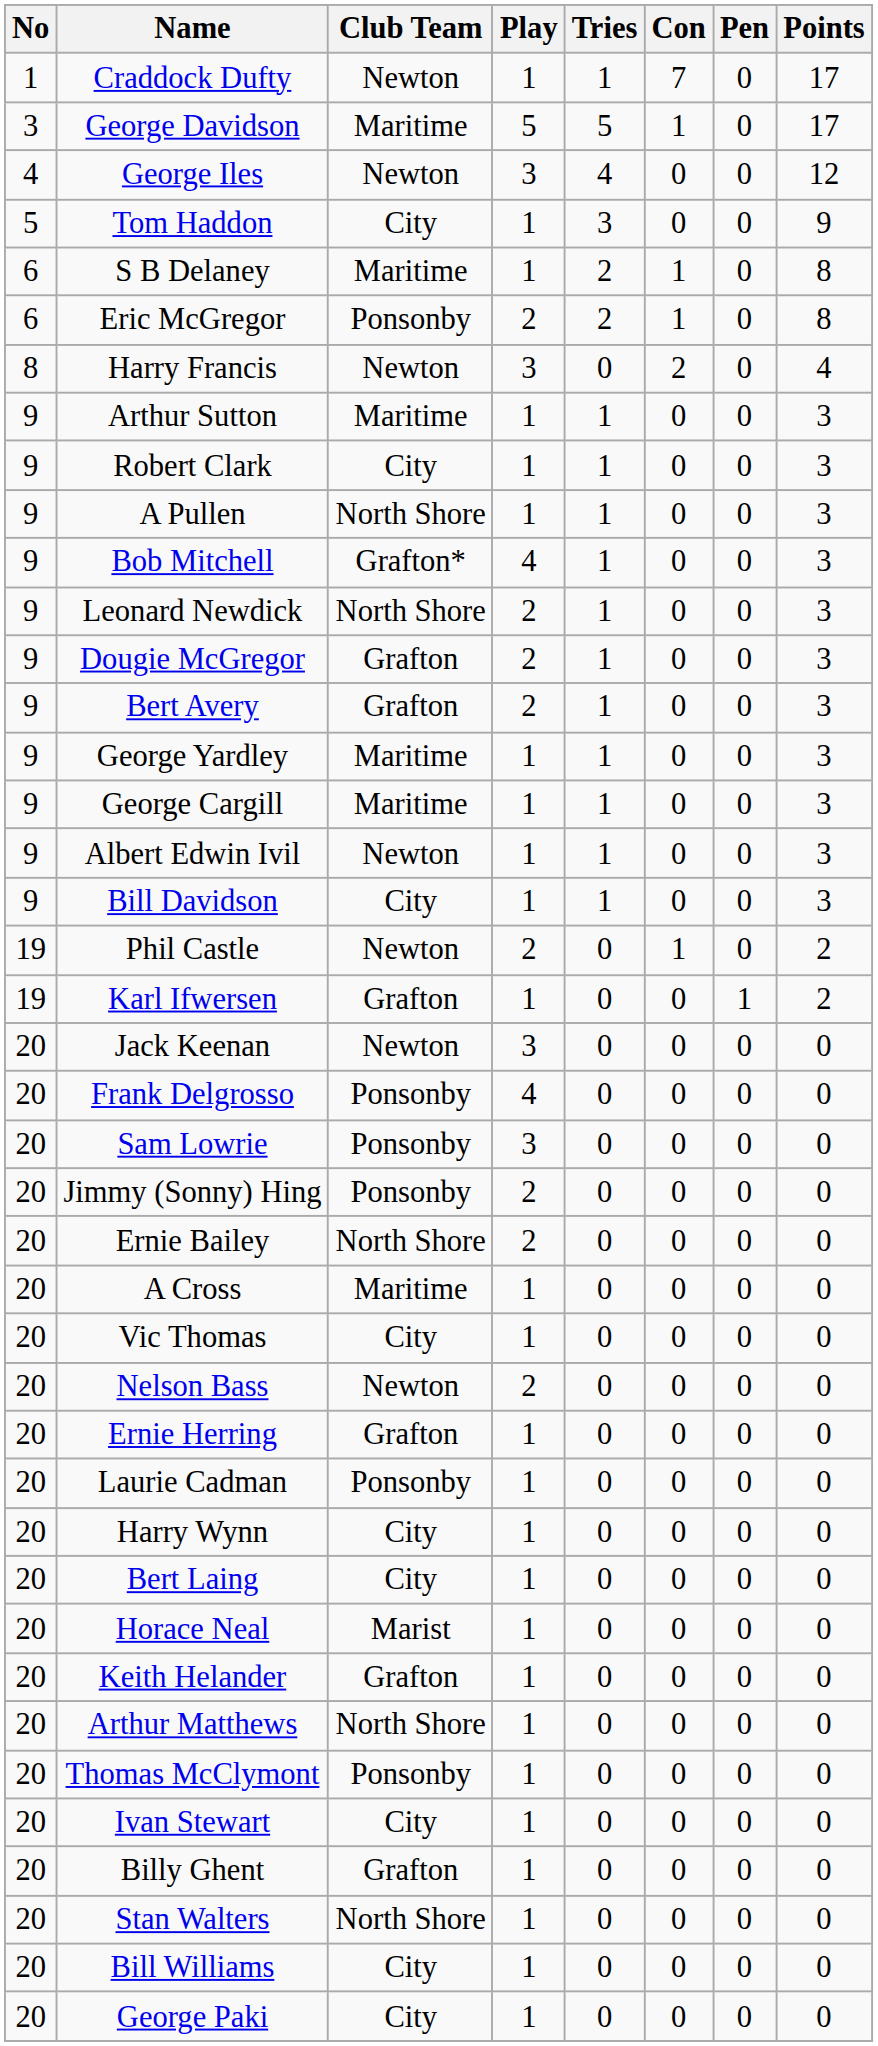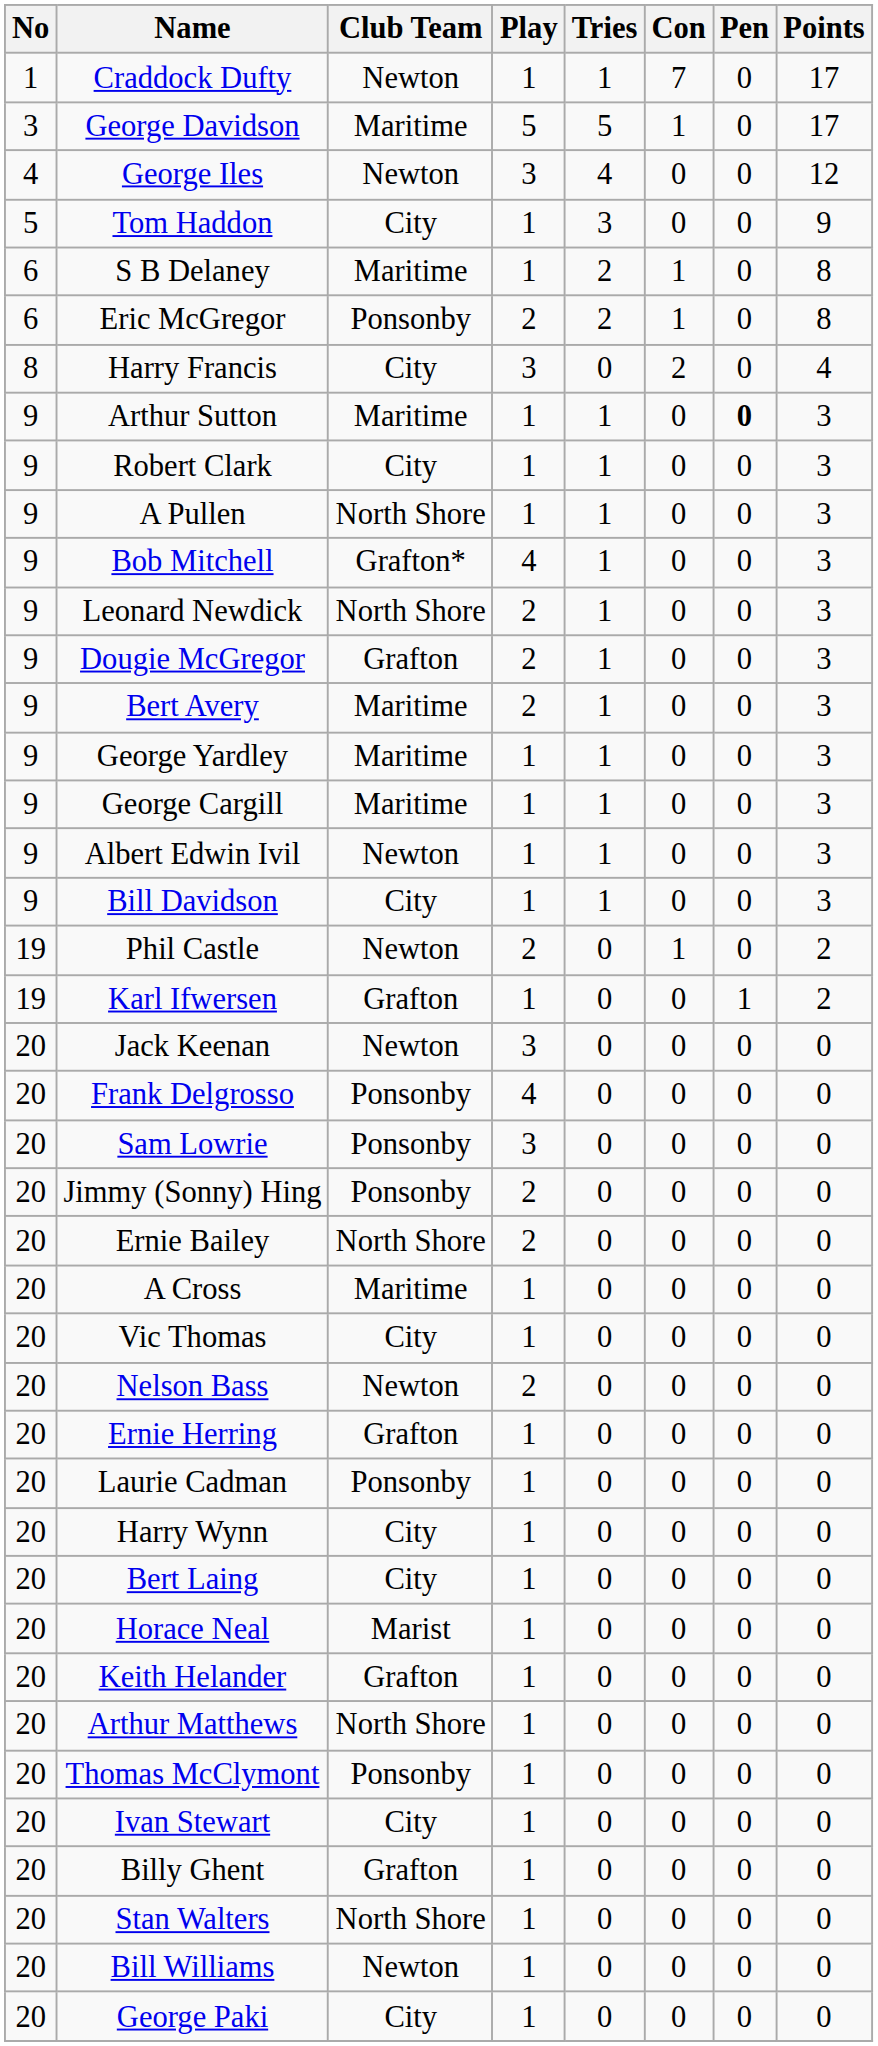(411, 367) Newton -> (411, 367) City
(745, 416) normal -> (745, 416) bold
(411, 707) Grafton -> (411, 707) Maritime
(411, 1967) City -> (411, 1967) Newton
